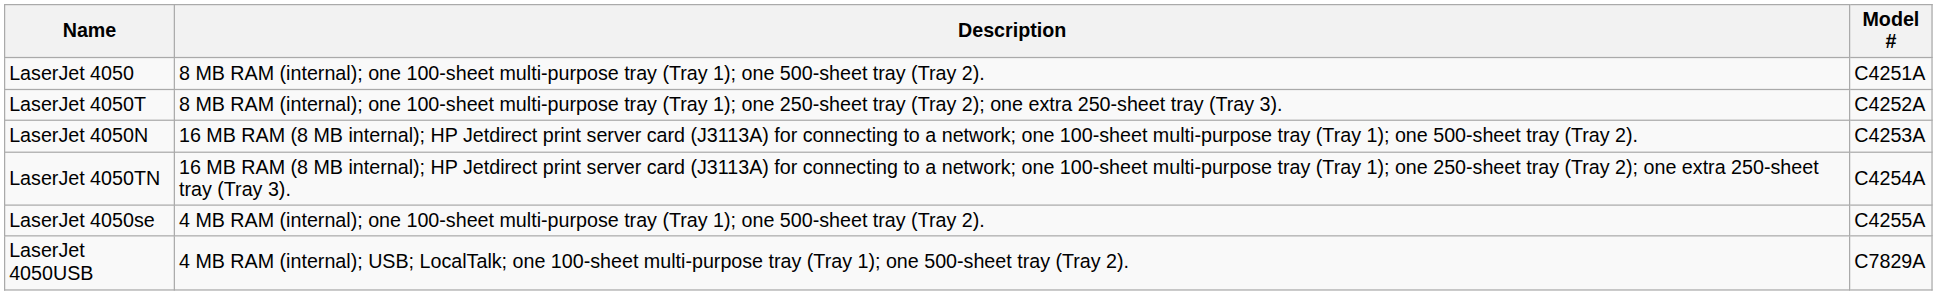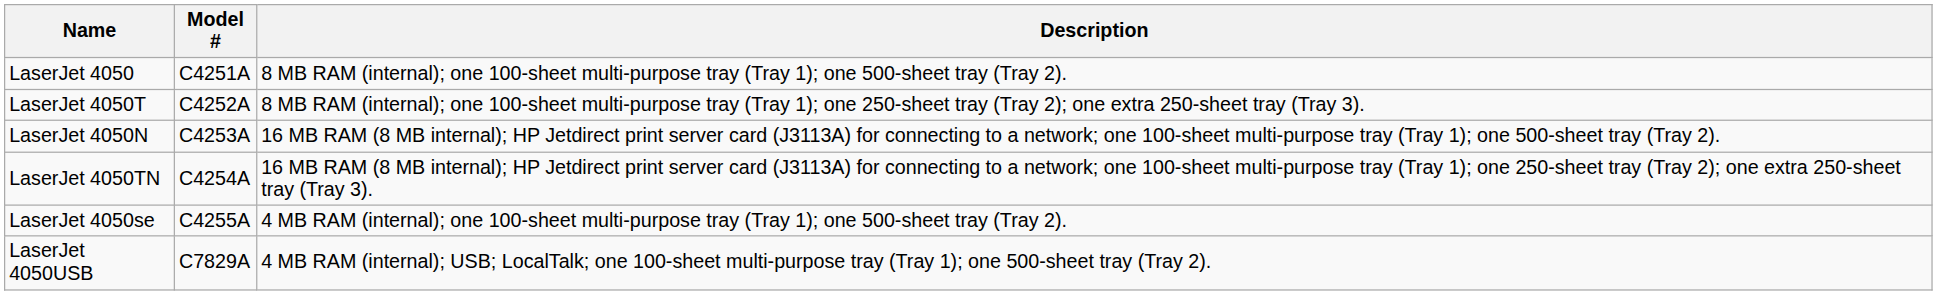columns swapped: (1891, 31) <-> (1012, 31)
